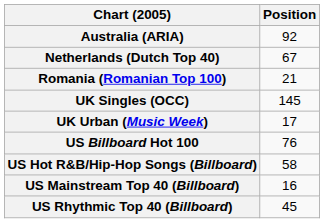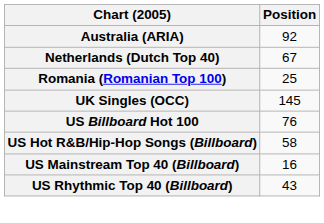(290, 79) 21 -> (290, 79) 25
- row: (132, 121)
(290, 206) 45 -> (290, 185) 43
